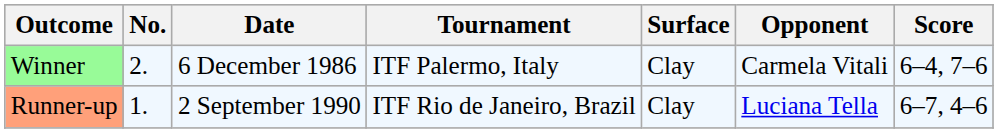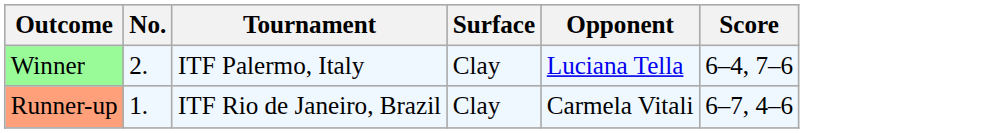- column: (269, 24)
(815, 65) Carmela Vitali -> (615, 65) Luciana Tella
(810, 106) Luciana Tella -> (620, 106) Carmela Vitali
